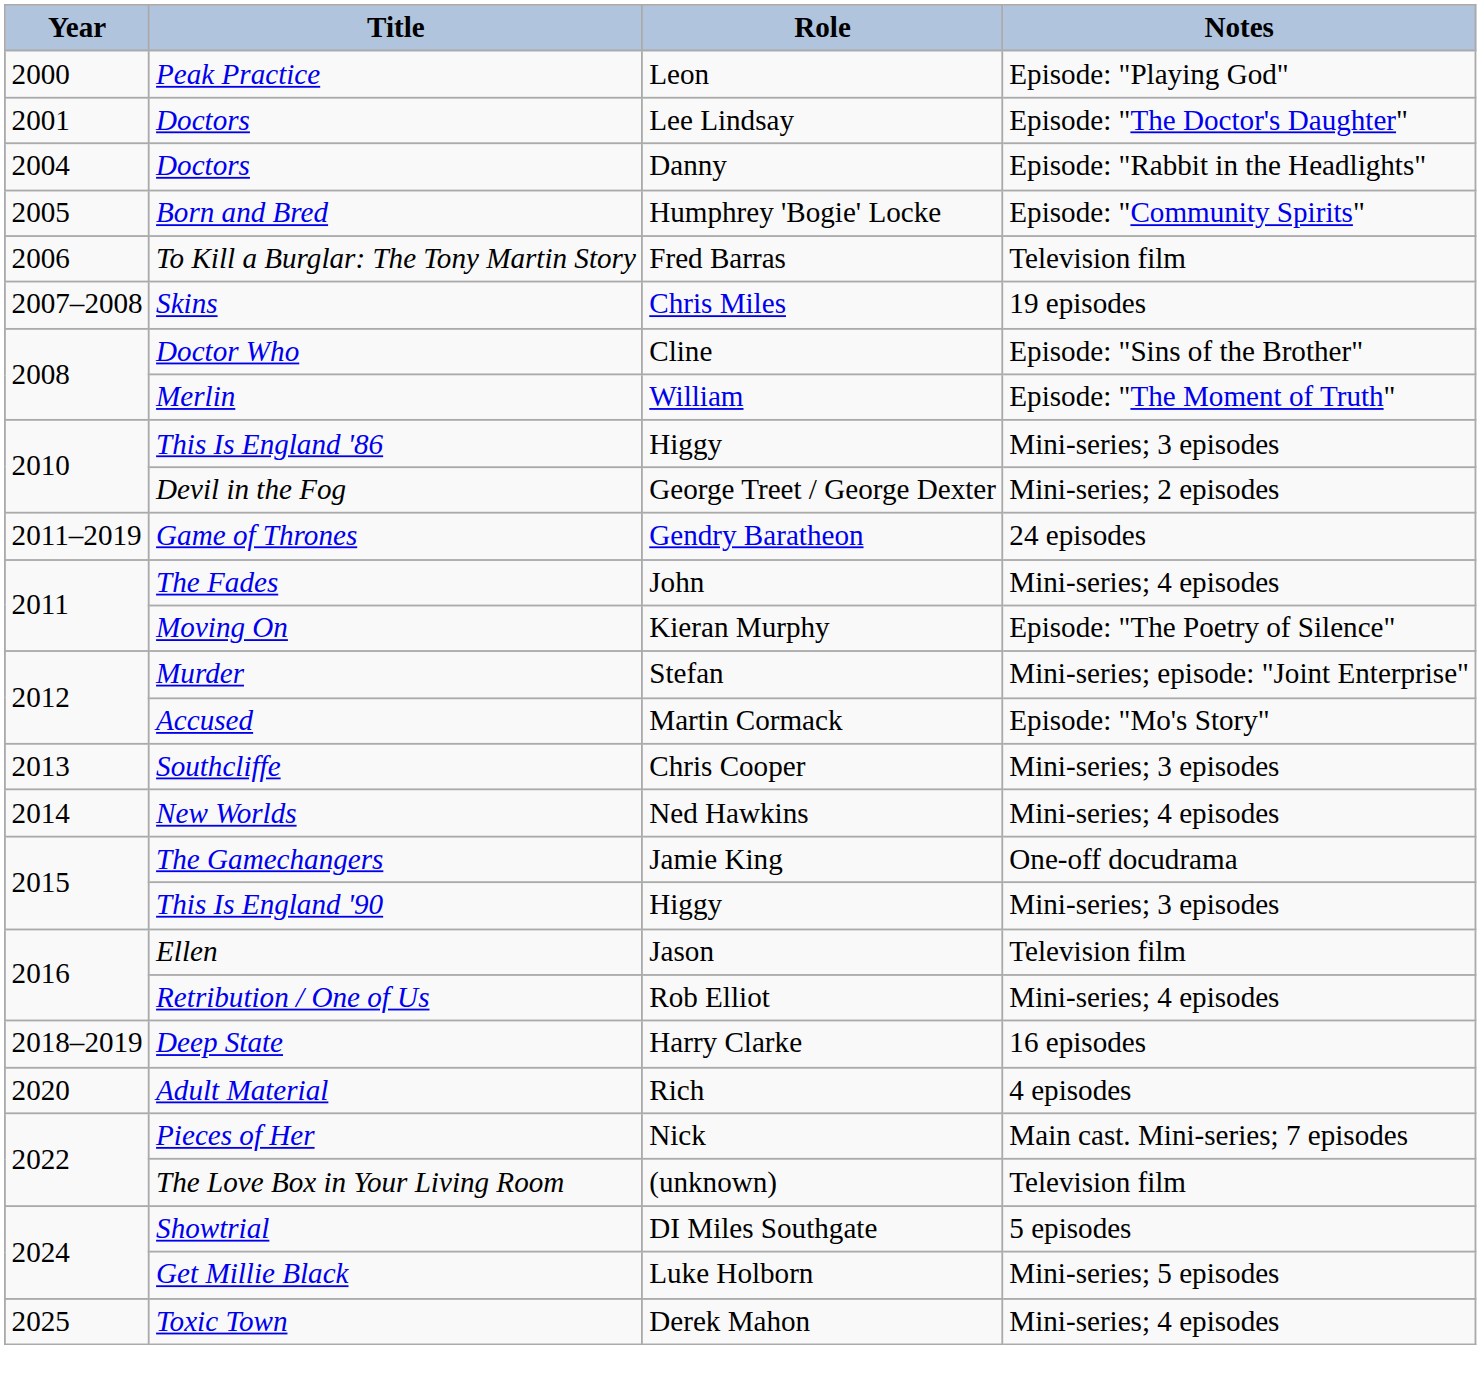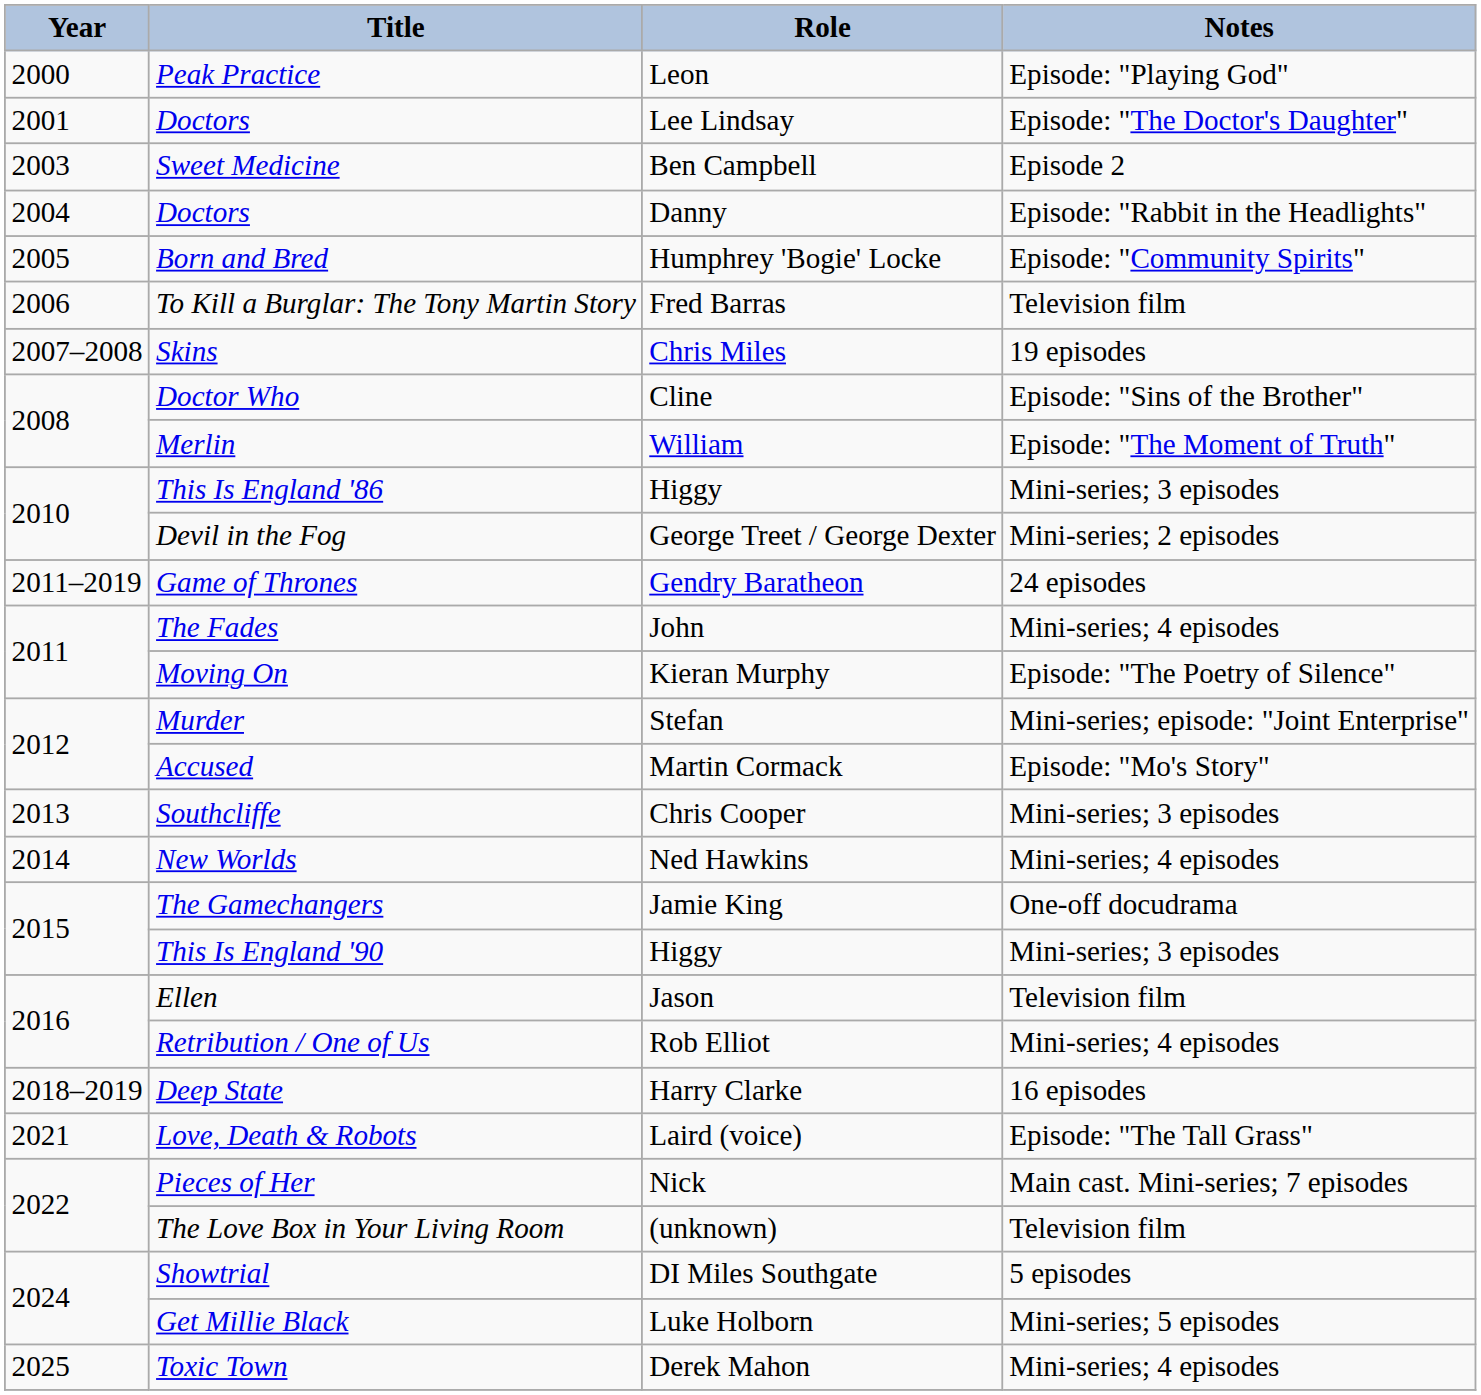+ row: (248, 166)
- row: (242, 1089)
+ row: (286, 1135)
